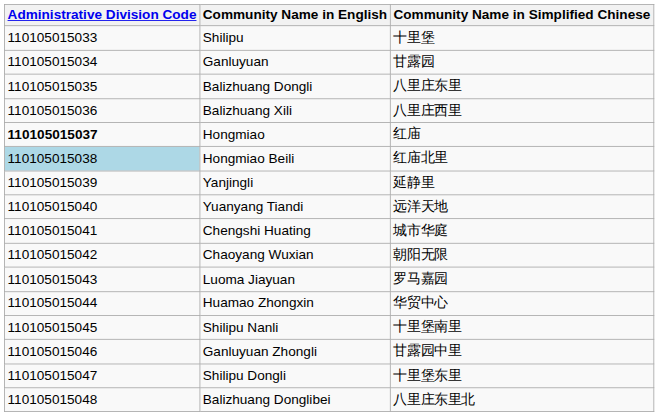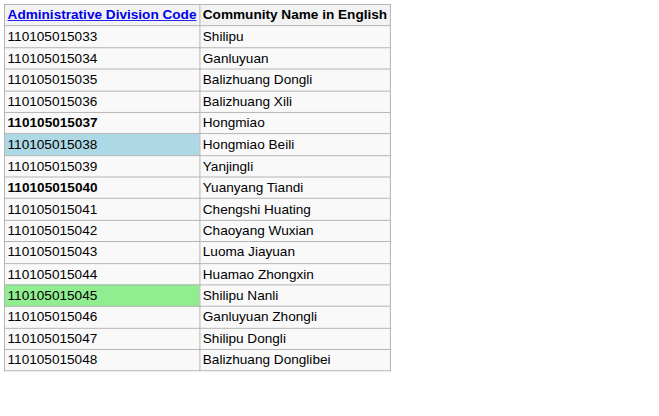- column: (522, 15)
(52, 206) normal -> (53, 187) bold
(52, 327) no background -> (52, 295) lightgreen background
